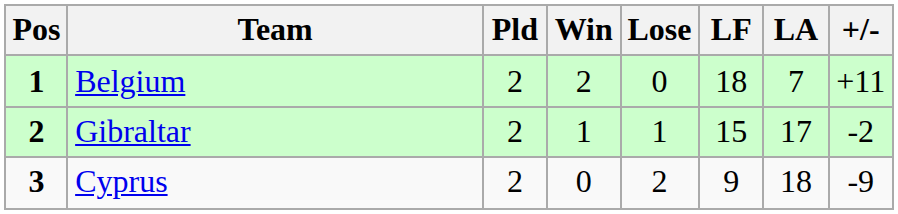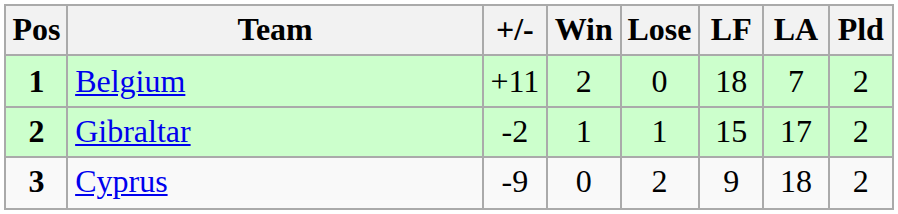columns swapped: (515, 29) <-> (861, 29)
